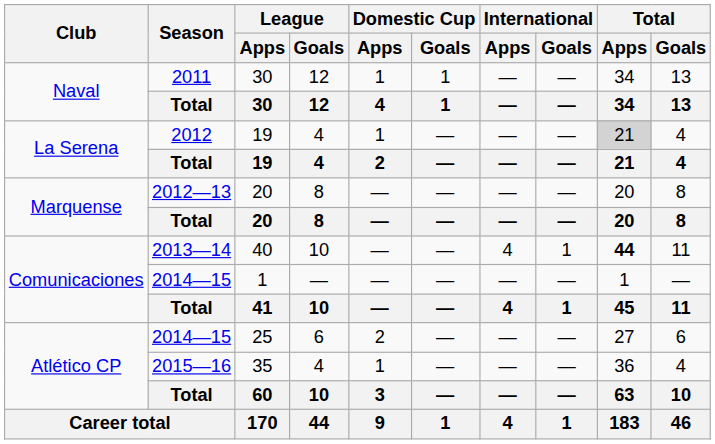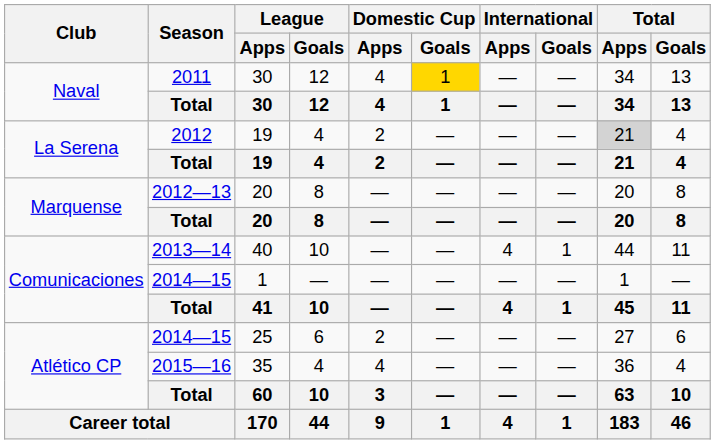(380, 76) 1 -> (380, 76) 4
(445, 76) no background -> (445, 76) gold background
(380, 134) 1 -> (380, 134) 2
(624, 250) bold -> (624, 250) normal
(380, 366) 1 -> (380, 366) 4
